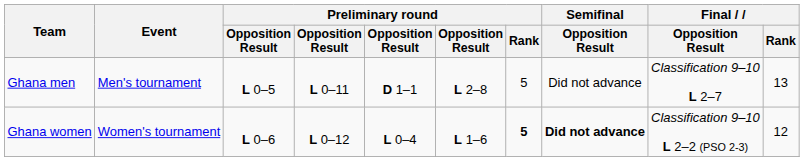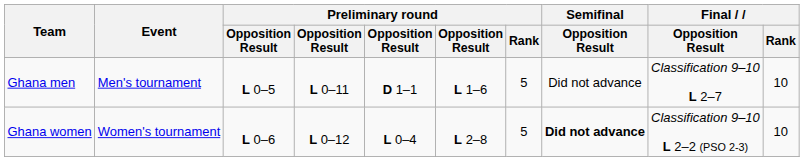(471, 90) L 2–8 -> (471, 90) L 1–6
(781, 83) 13 -> (781, 83) 10
(471, 139) L 1–6 -> (471, 139) L 2–8
(524, 132) bold -> (524, 132) normal
(781, 132) 12 -> (781, 132) 10
